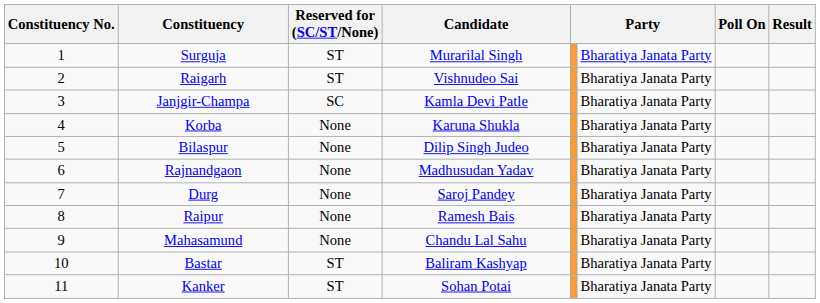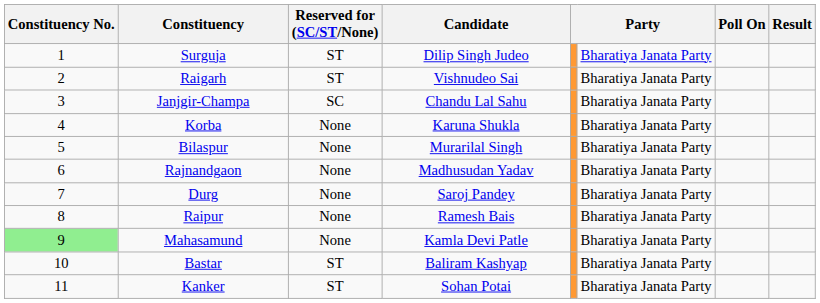(476, 55) Murarilal Singh -> (476, 55) Dilip Singh Judeo
(476, 101) Kamla Devi Patle -> (476, 101) Chandu Lal Sahu
(476, 147) Dilip Singh Judeo -> (476, 147) Murarilal Singh
(61, 240) no background -> (61, 240) lightgreen background
(476, 240) Chandu Lal Sahu -> (476, 240) Kamla Devi Patle
